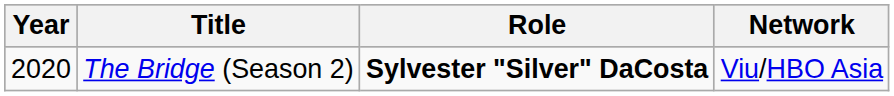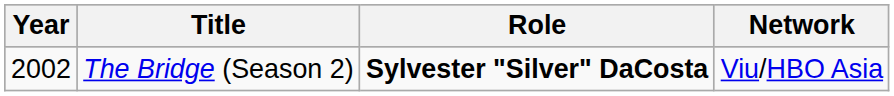(41, 68) 2020 -> (41, 68) 2002
